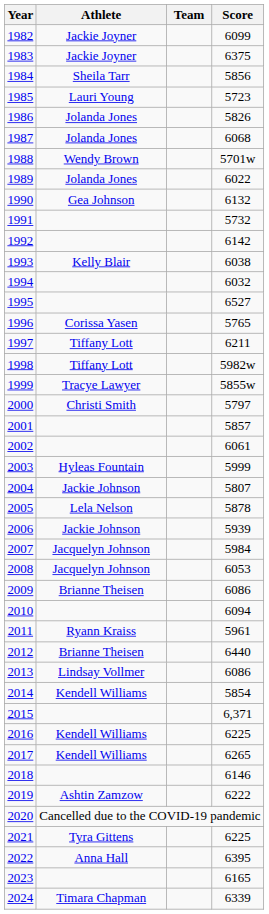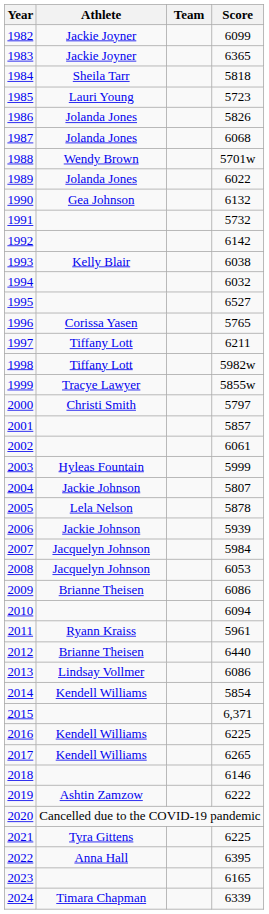(238, 55) 6375 -> (238, 55) 6365
(238, 76) 5856 -> (238, 76) 5818
